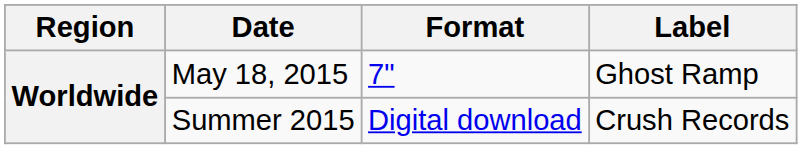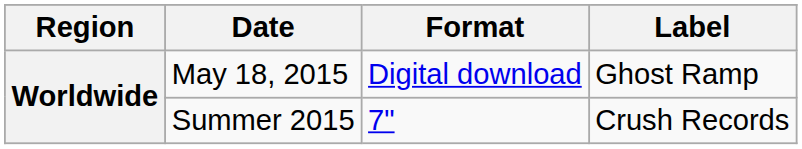(381, 73) 7" -> (475, 73) Digital download
(475, 119) Digital download -> (381, 119) 7"
